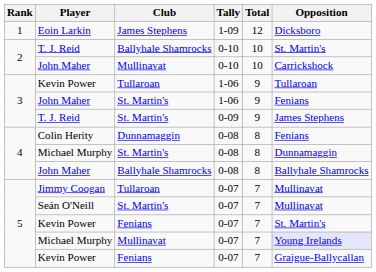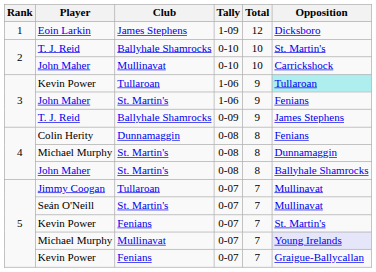(296, 83) no background -> (296, 83) paleturquoise background
(143, 118) St. Martin's -> (164, 118) Ballyhale Shamrocks
(164, 170) Ballyhale Shamrocks -> (143, 170) St. Martin's
